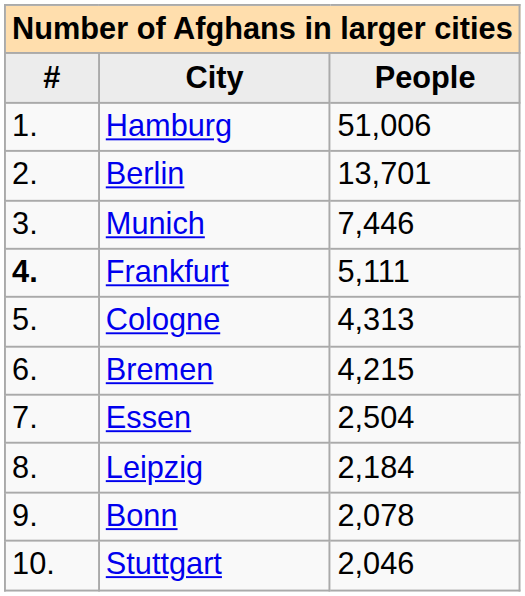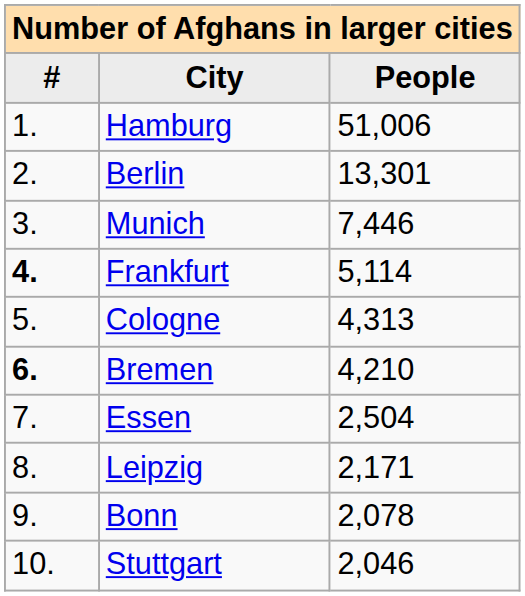(384, 175) 13,701 -> (384, 175) 13,301
(374, 272) 5,111 -> (375, 272) 5,114
(25, 369) normal -> (25, 369) bold
(376, 369) 4,215 -> (376, 369) 4,210
(376, 467) 2,184 -> (376, 467) 2,171
